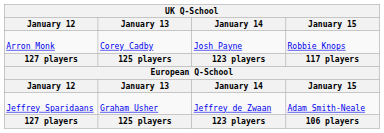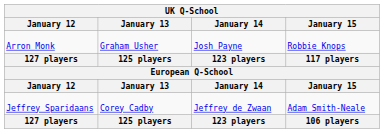(127, 46) Corey Cadby -> (129, 46) Graham Usher
(129, 108) Graham Usher -> (127, 108) Corey Cadby
